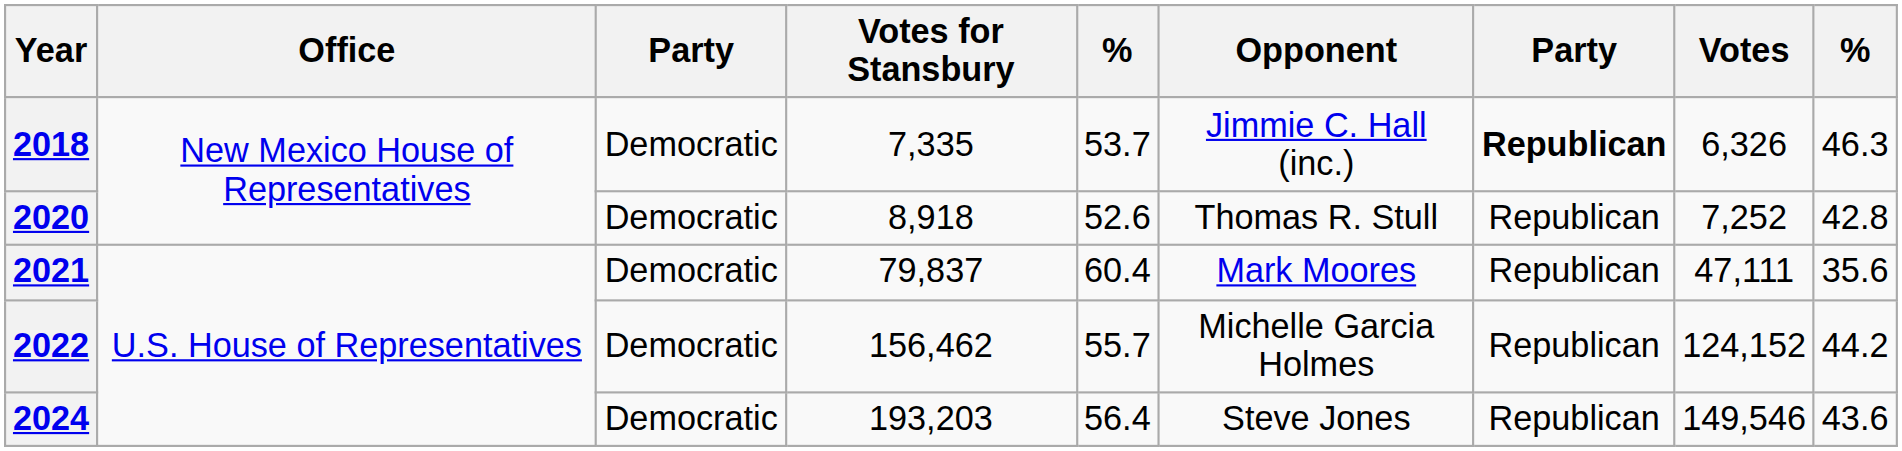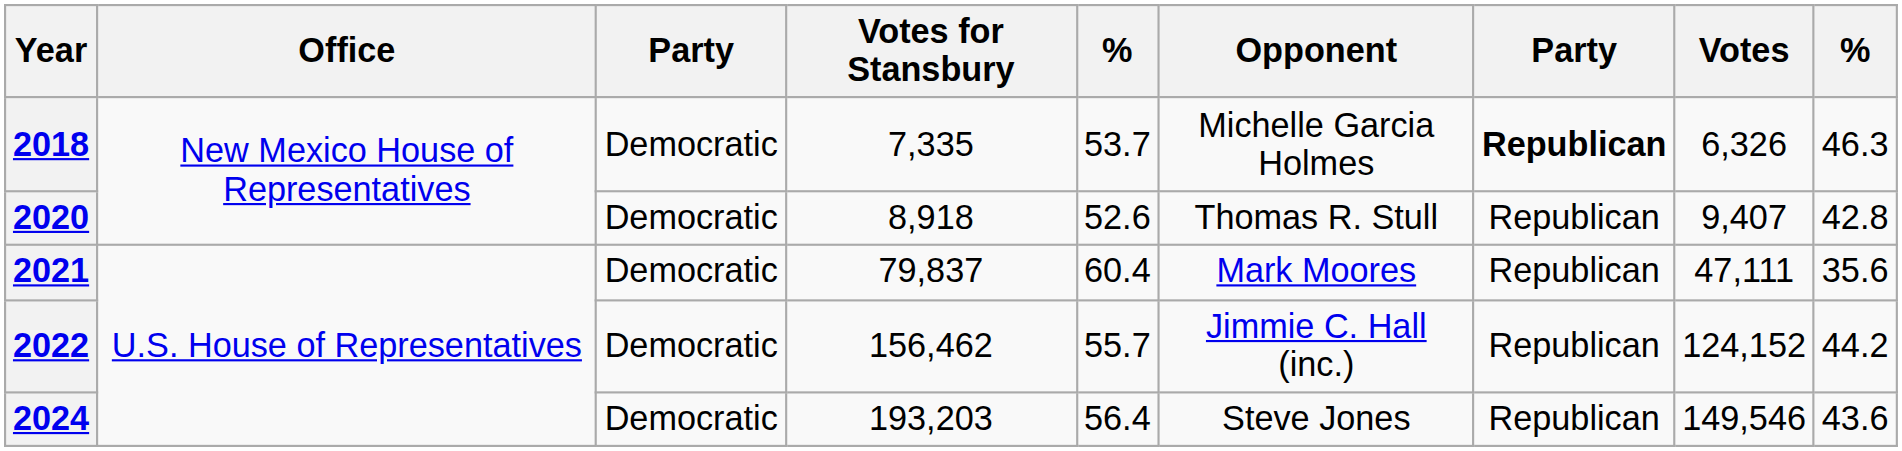(1316, 143) Jimmie C. Hall (inc.) -> (1316, 143) Michelle Garcia Holmes
(1744, 217) 7,252 -> (1744, 217) 9,407
(1316, 345) Michelle Garcia Holmes -> (1316, 345) Jimmie C. Hall (inc.)
